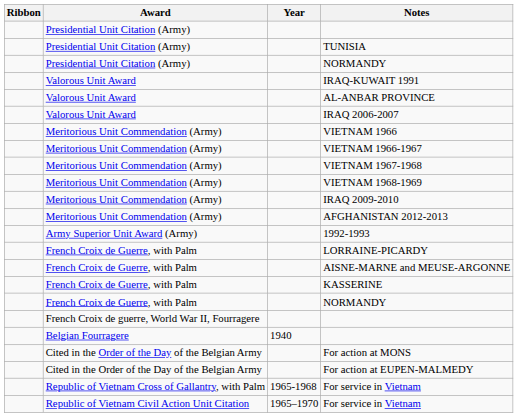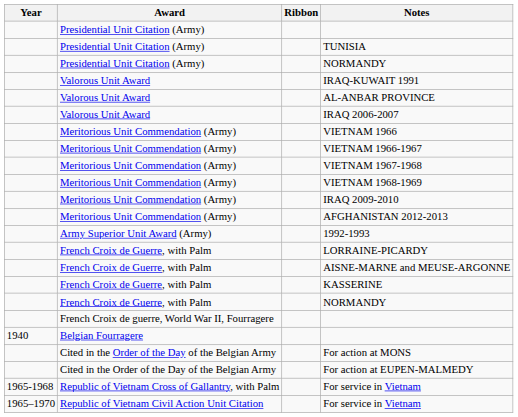columns swapped: (24, 13) <-> (294, 13)
